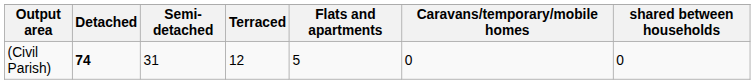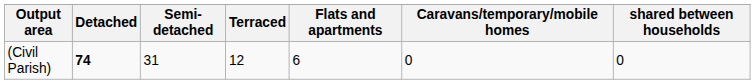(296, 60) 5 -> (296, 60) 6
